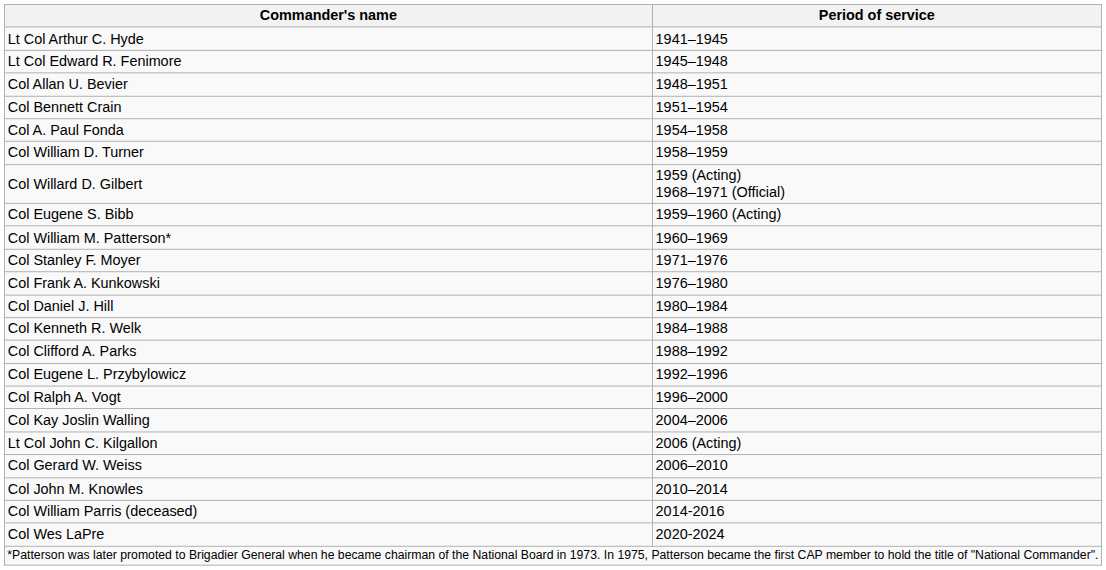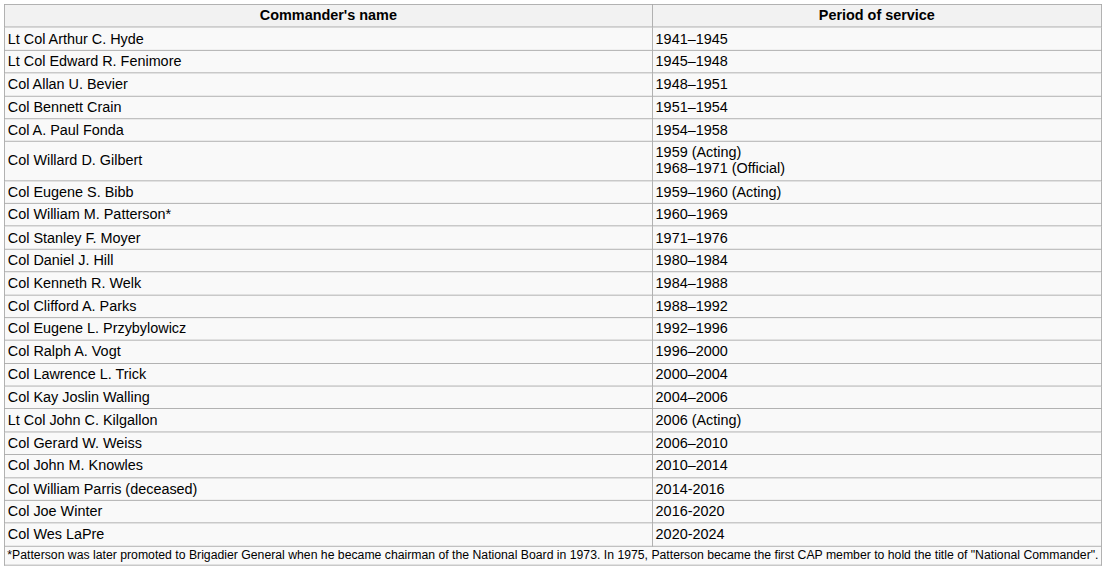- row: (76, 152)
- row: (84, 283)
+ row: (77, 374)
+ row: (55, 511)
